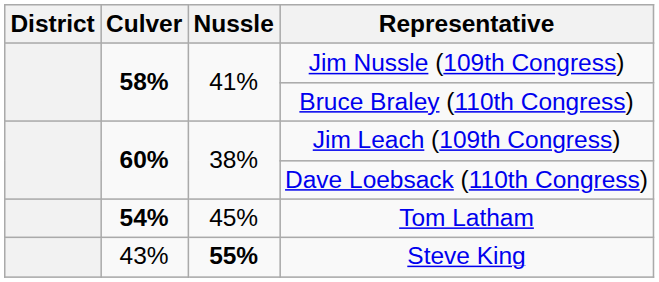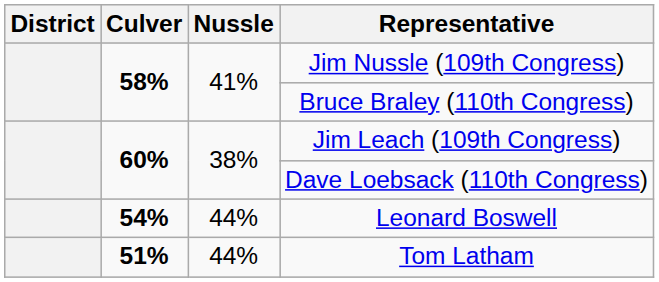+ row: (467, 218)
(144, 218) 54% -> (144, 256) 51%
(234, 218) 45% -> (234, 256) 44%
- row: (467, 256)
